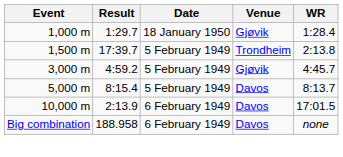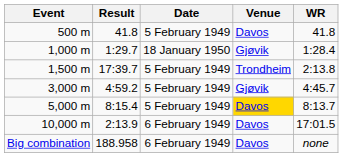+ row: (74, 32)
(252, 87) no background -> (252, 106) gold background
